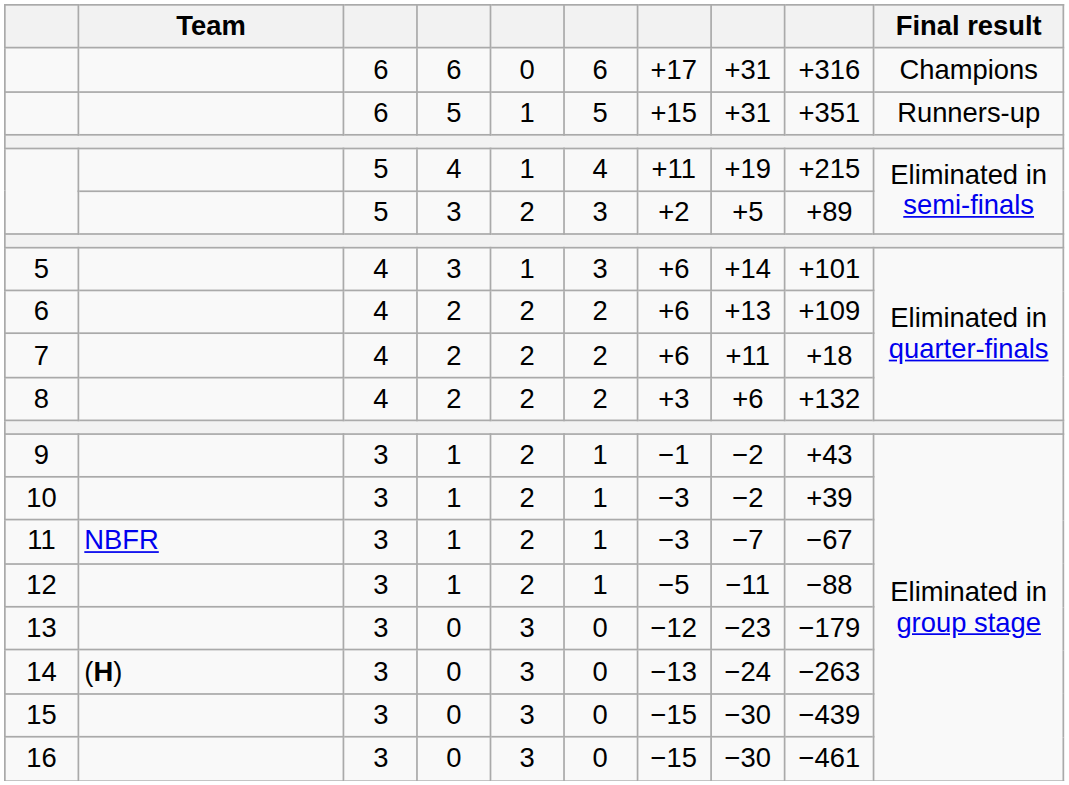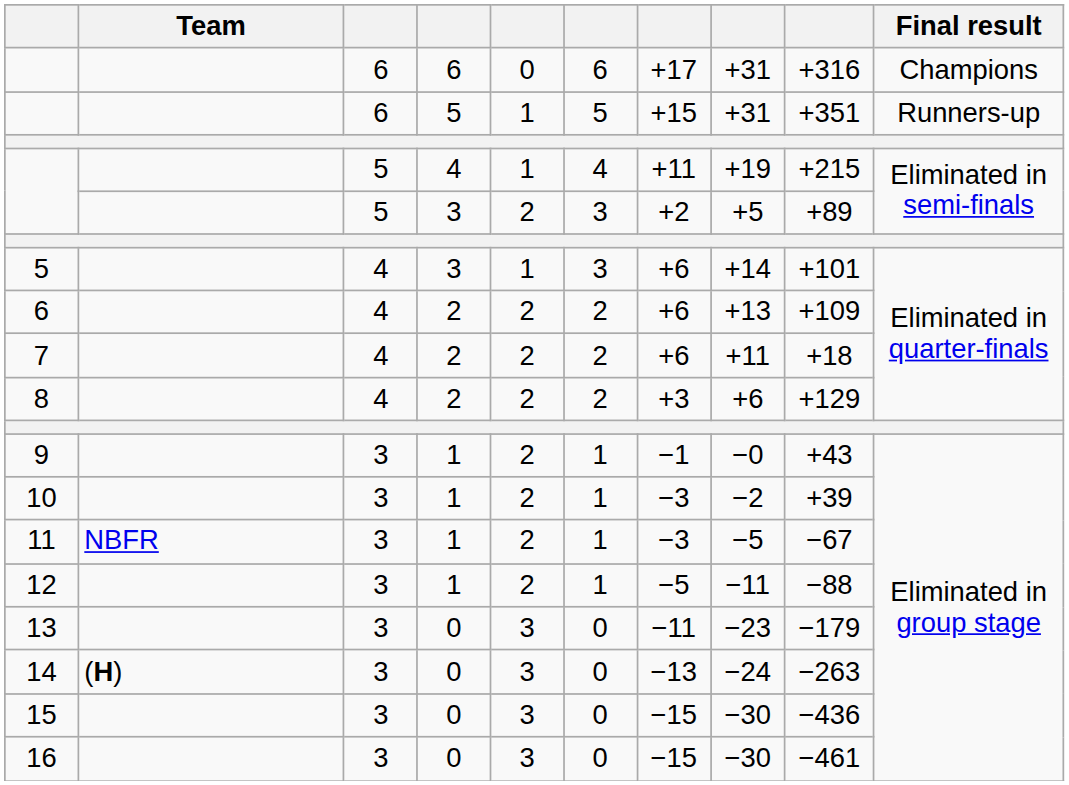(829, 398) +132 -> (829, 398) +129
(748, 454) −2 -> (748, 454) −0
(748, 541) −7 -> (748, 541) −5
(674, 628) −12 -> (674, 628) −11
(829, 714) −439 -> (829, 714) −436
